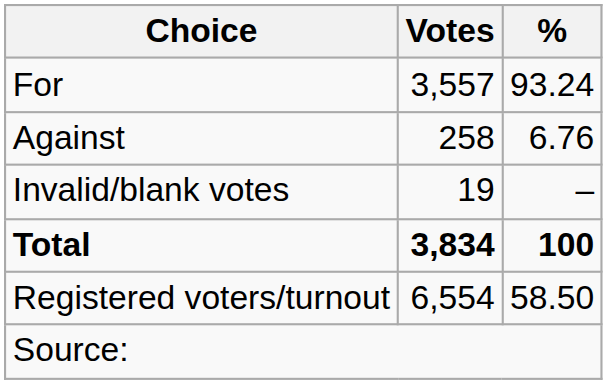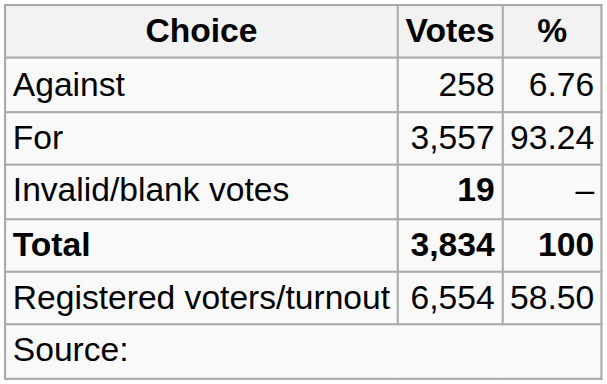rows swapped: (38, 84) <-> (69, 137)
(476, 191) normal -> (476, 191) bold
